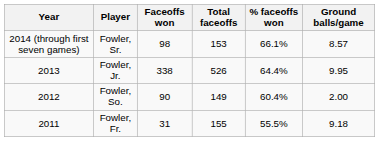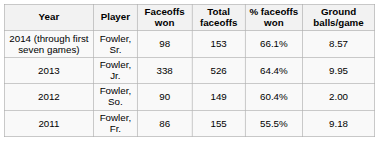(165, 123) 31 -> (165, 123) 86
